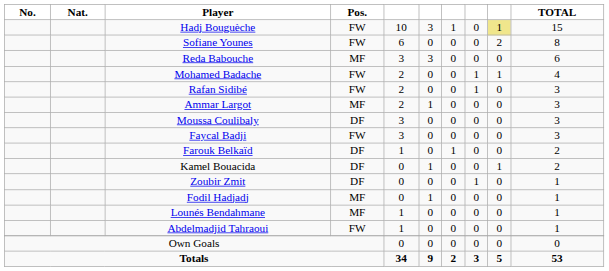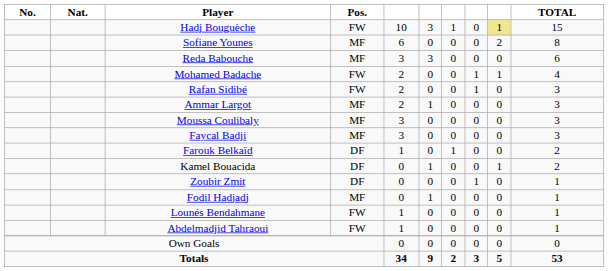(357, 43) FW -> (357, 43) MF
(357, 120) DF -> (357, 120) MF
(357, 135) FW -> (357, 135) MF
(357, 213) MF -> (357, 213) FW
